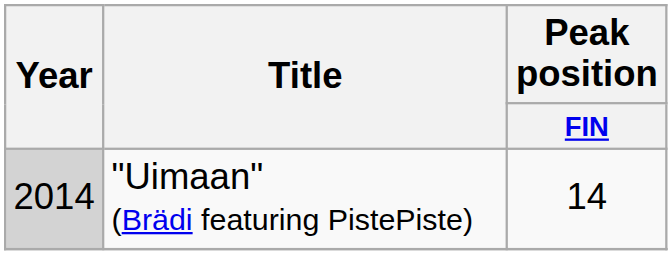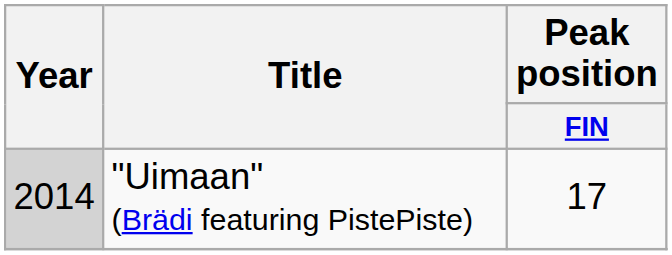(587, 197) 14 -> (587, 197) 17
